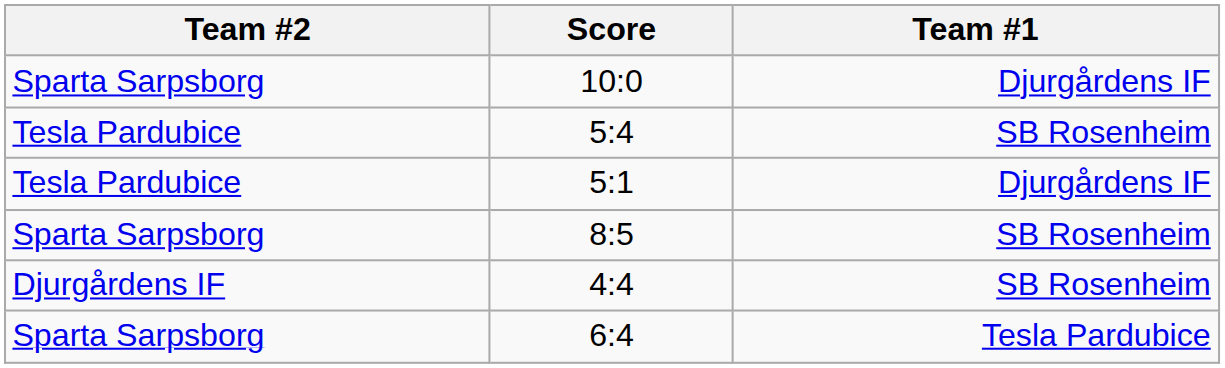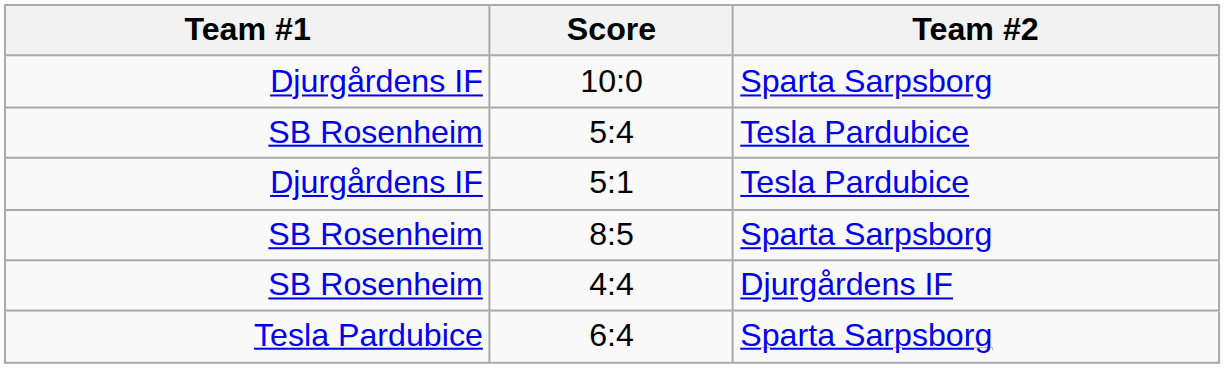columns swapped: (976, 30) <-> (248, 30)
